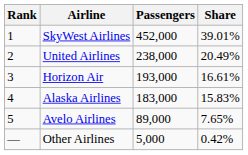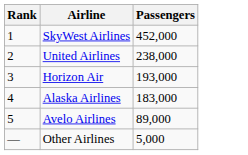- column: (220, 15)
